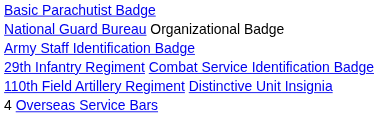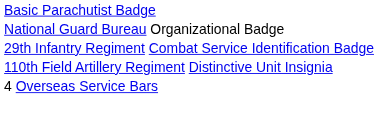- row: (100, 48)
